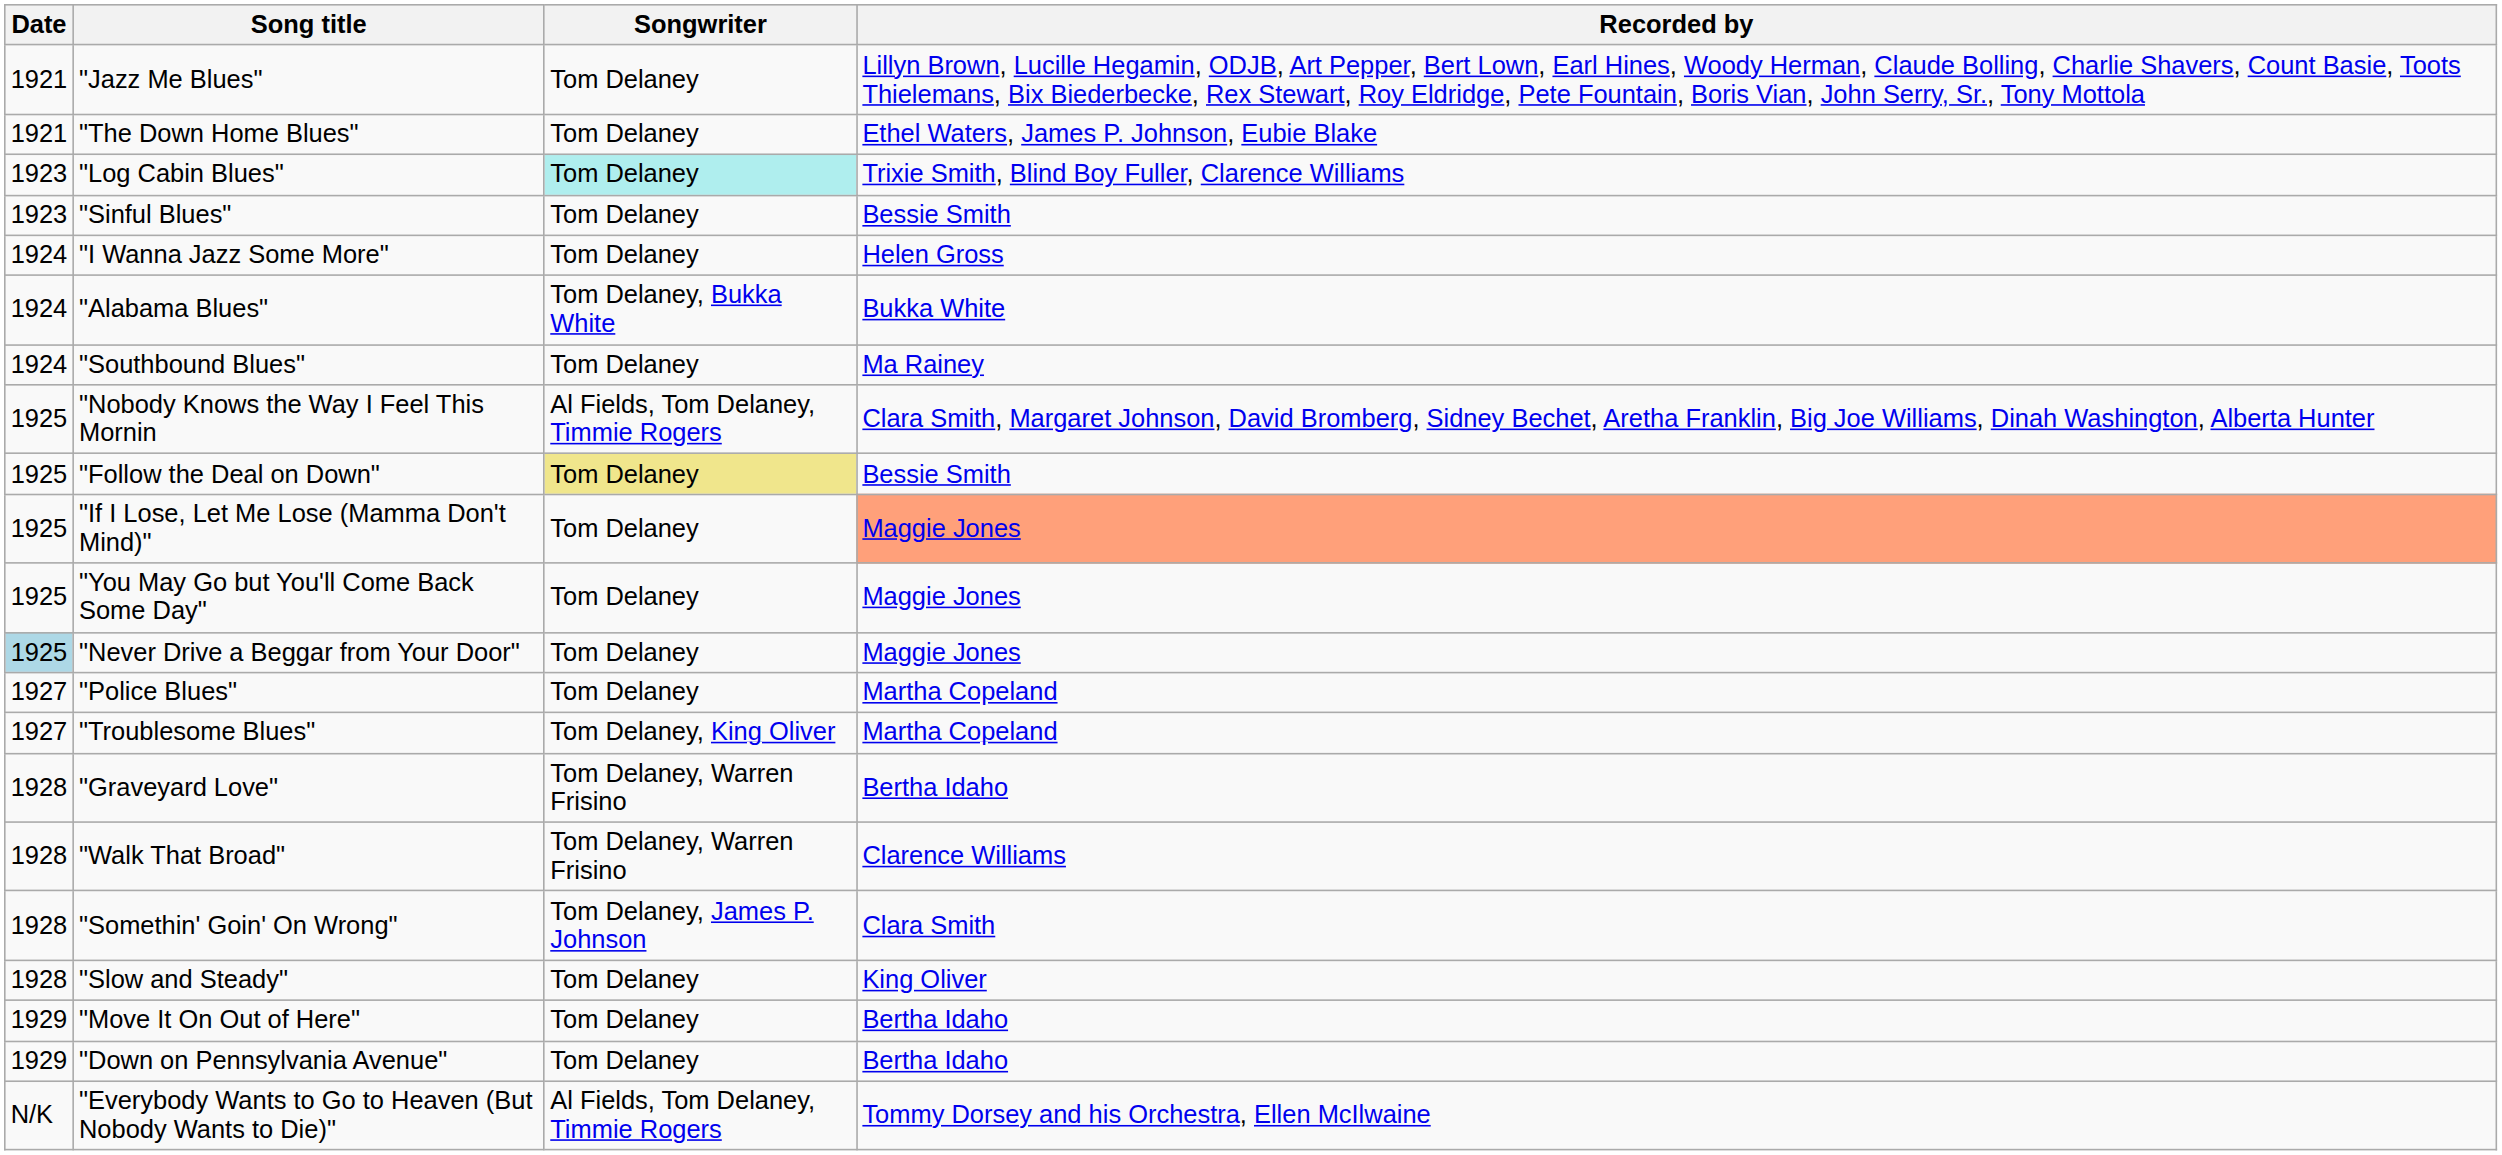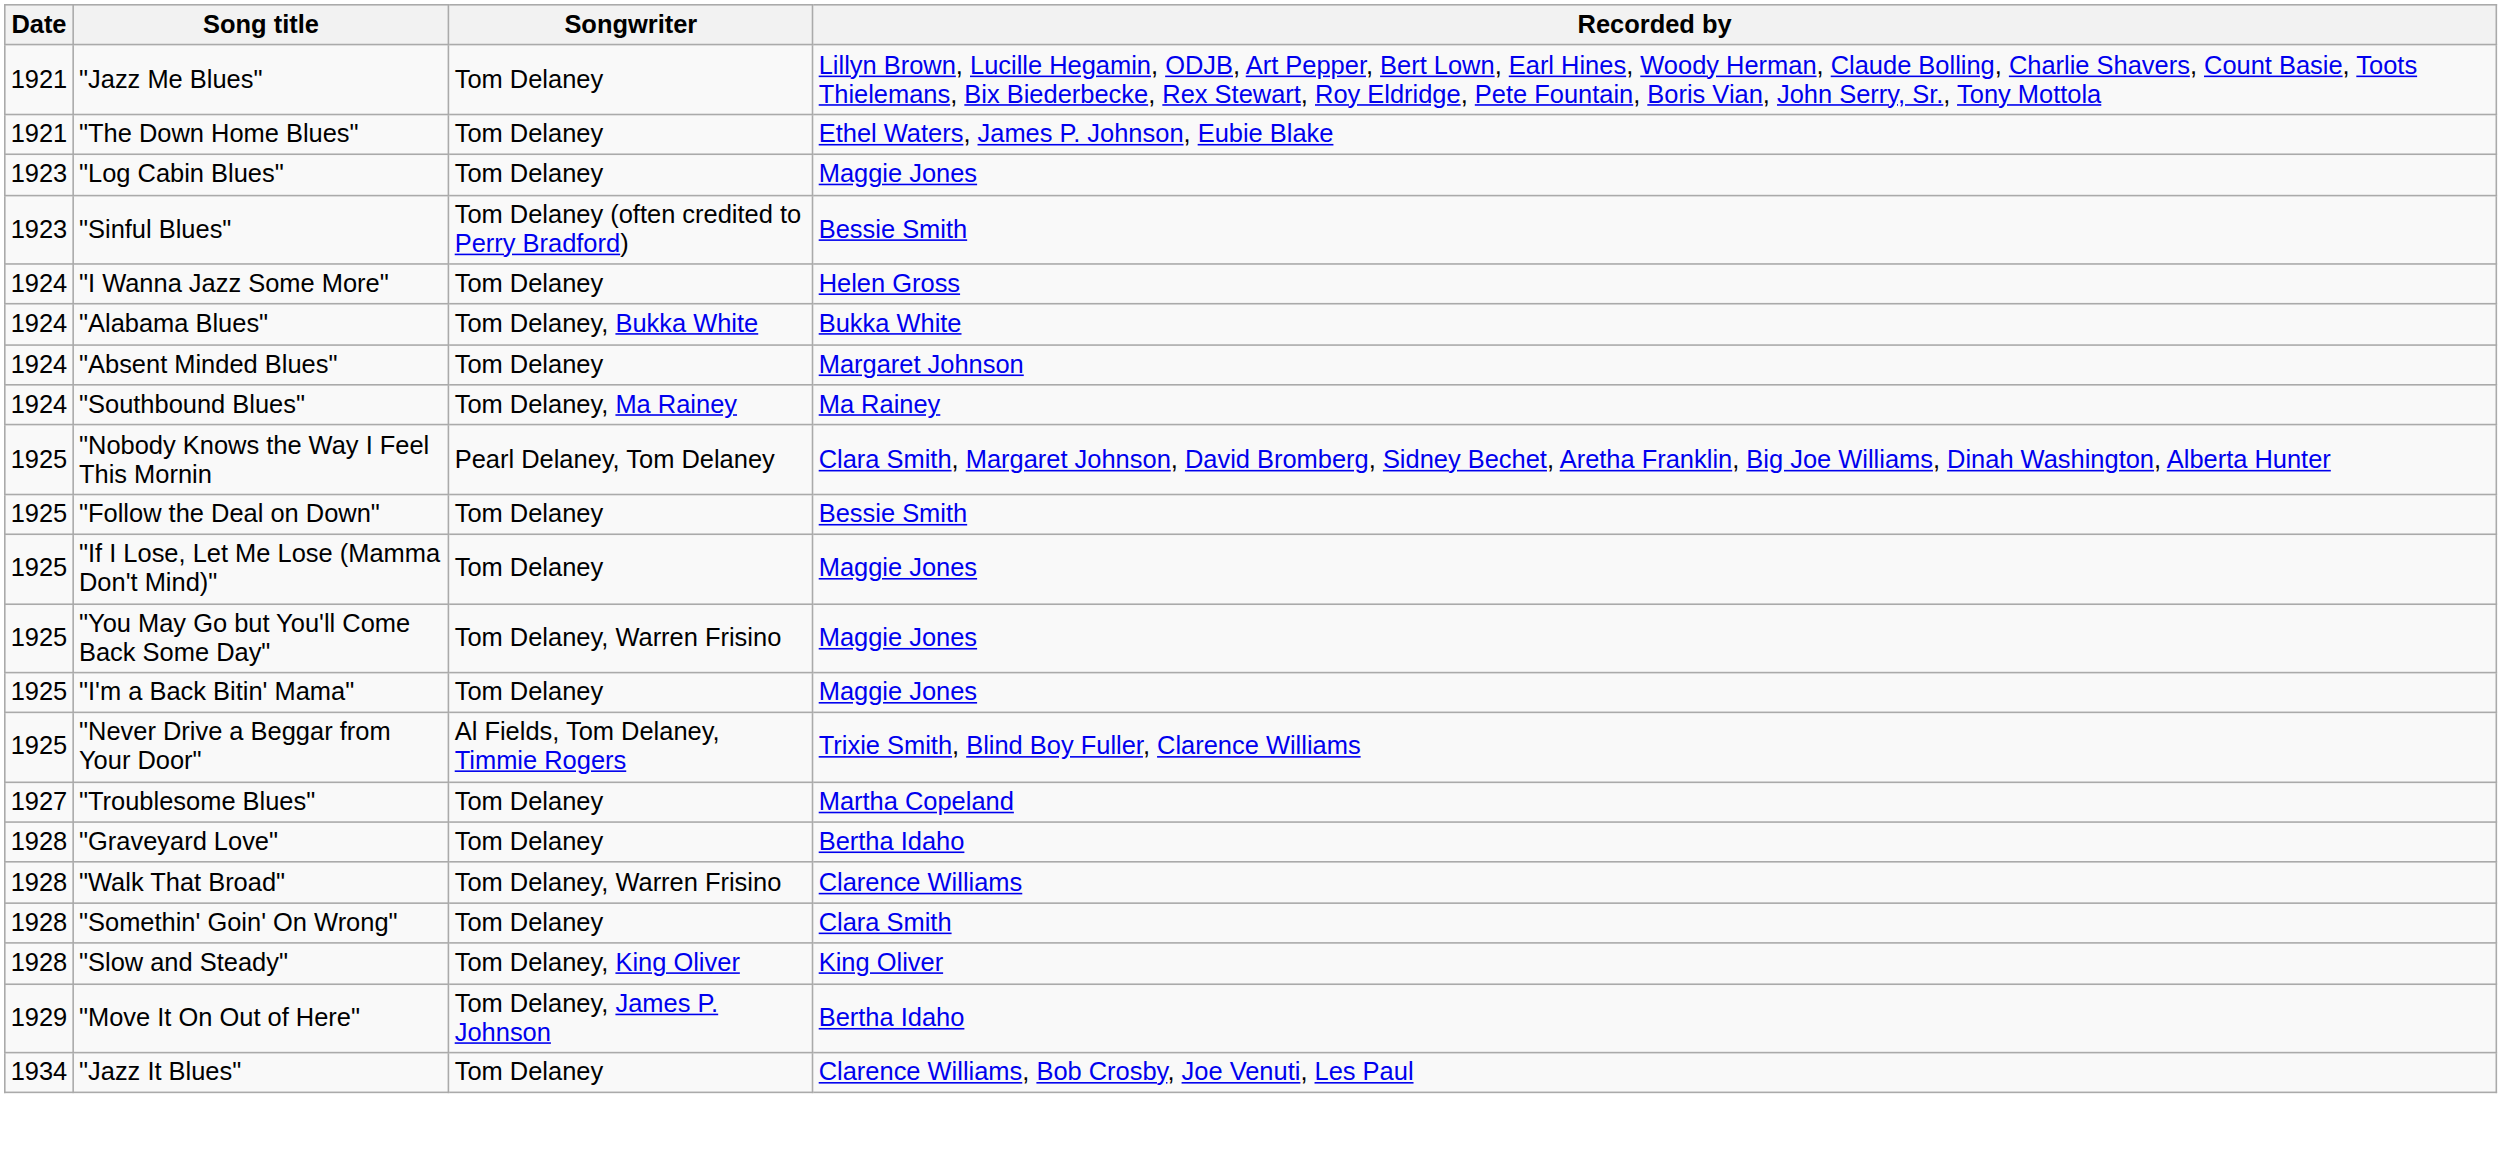(624, 174) paleturquoise background -> (529, 174) no background
(1133, 174) Trixie Smith, Blind Boy Fuller, Clarence Williams -> (898, 174) Maggie Jones
(624, 214) Tom Delaney -> (628, 228) Tom Delaney (often credited to Perry Bradford)
+ row: (208, 364)
(624, 364) Tom Delaney -> (596, 404) Tom Delaney, Ma Rainey
(683, 418) Al Fields, Tom Delaney, Timmie Rogers -> (615, 459) Pearl Delaney, Tom Delaney
(624, 473) khaki background -> (529, 513) no background
(942, 528) lightsalmon background -> (898, 568) no background
(624, 597) Tom Delaney -> (618, 637) Tom Delaney, Warren Frisino
+ row: (217, 692)
(39, 651) lightblue background -> (39, 746) no background
(624, 651) Tom Delaney -> (587, 746) Al Fields, Tom Delaney, Timmie Rogers
(942, 651) Maggie Jones -> (1090, 746) Trixie Smith, Blind Boy Fuller, Clarence Williams
- row: (158, 692)
(693, 732) Tom Delaney, King Oliver -> (529, 801) Tom Delaney
(672, 787) Tom Delaney, Warren Frisino -> (529, 841) Tom Delaney
(682, 925) Tom Delaney, James P. Johnson -> (529, 922) Tom Delaney
(624, 979) Tom Delaney -> (597, 962) Tom Delaney, King Oliver
(624, 1020) Tom Delaney -> (586, 1017) Tom Delaney, James P. Johnson
- row: (263, 1060)
+ row: (160, 1072)
- row: (306, 1115)
